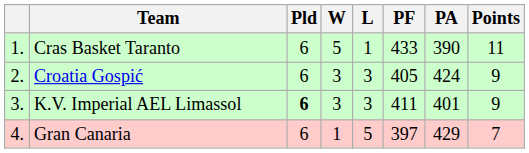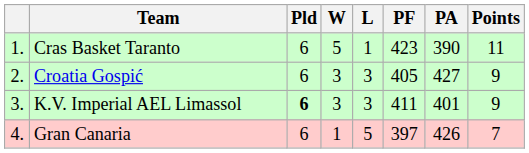(404, 47) 433 -> (404, 47) 423
(446, 76) 424 -> (446, 76) 427
(446, 133) 429 -> (446, 133) 426
